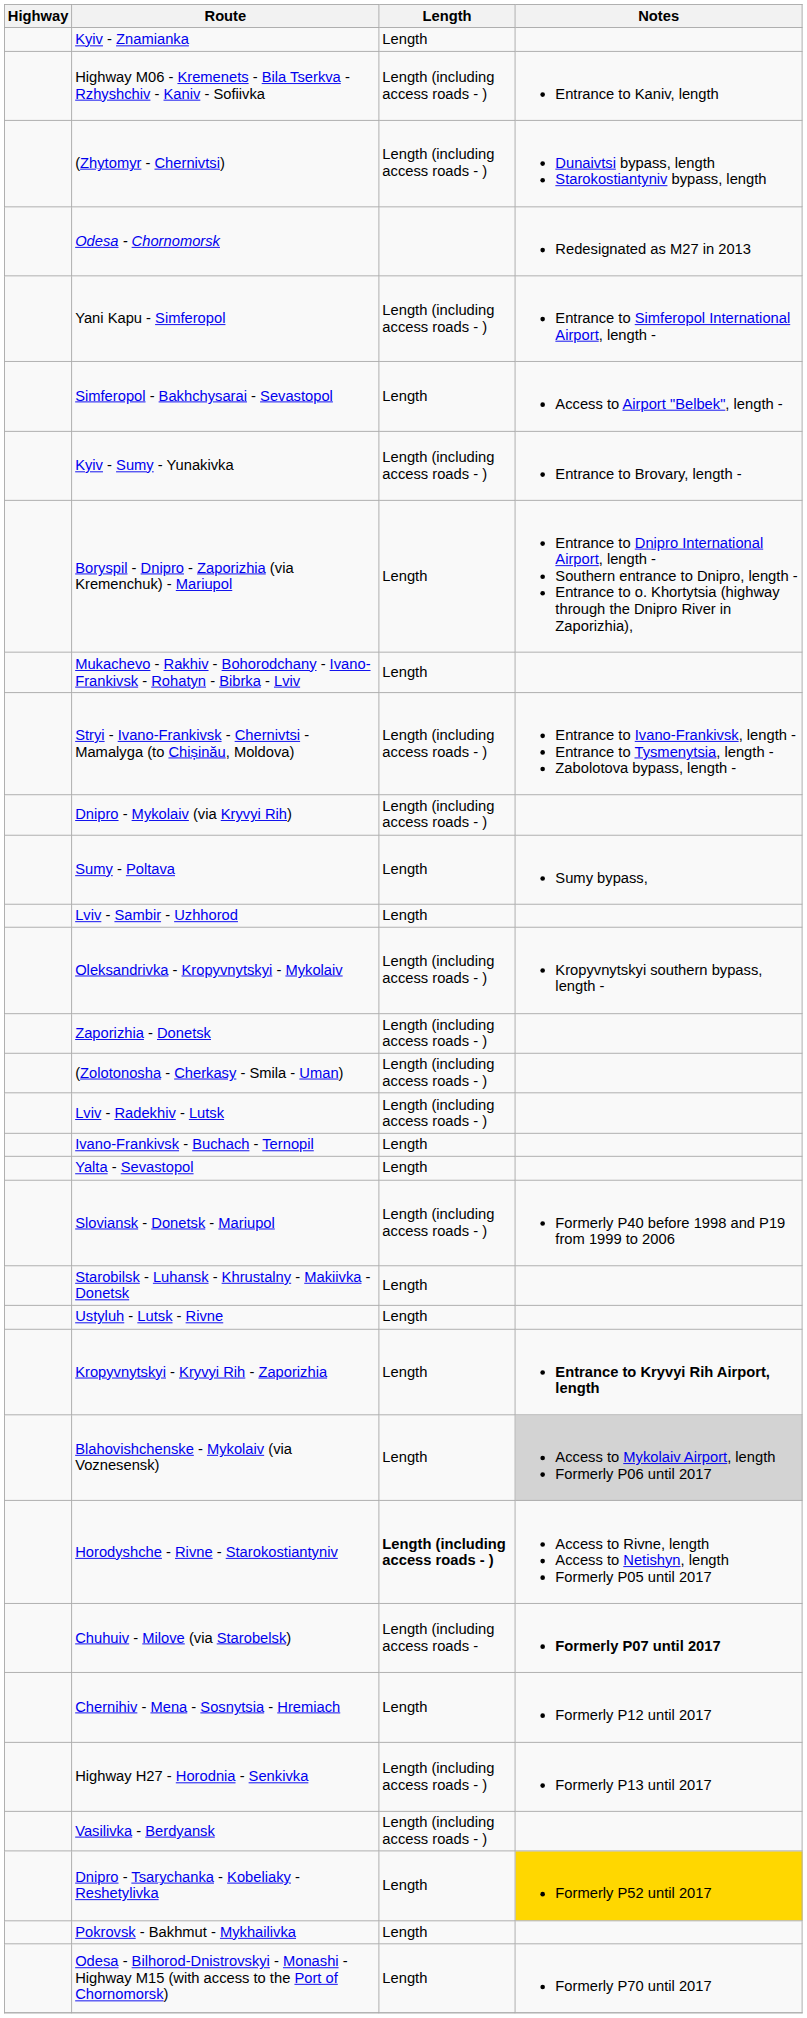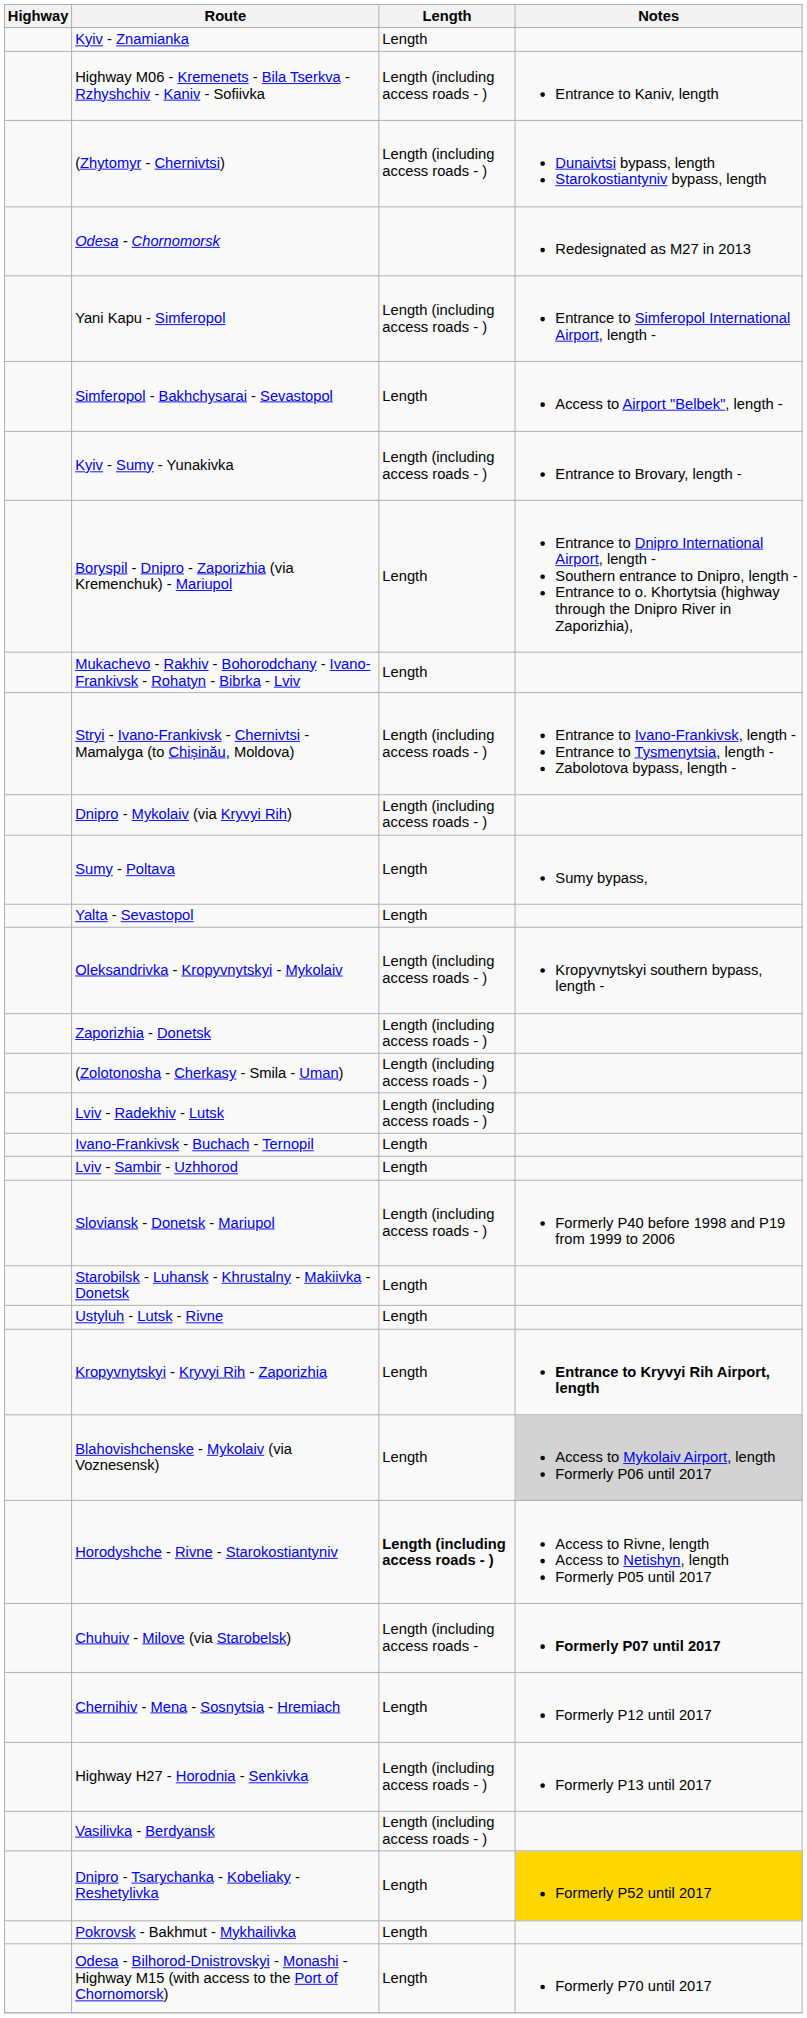rows swapped: (157, 915) <-> (134, 1168)
